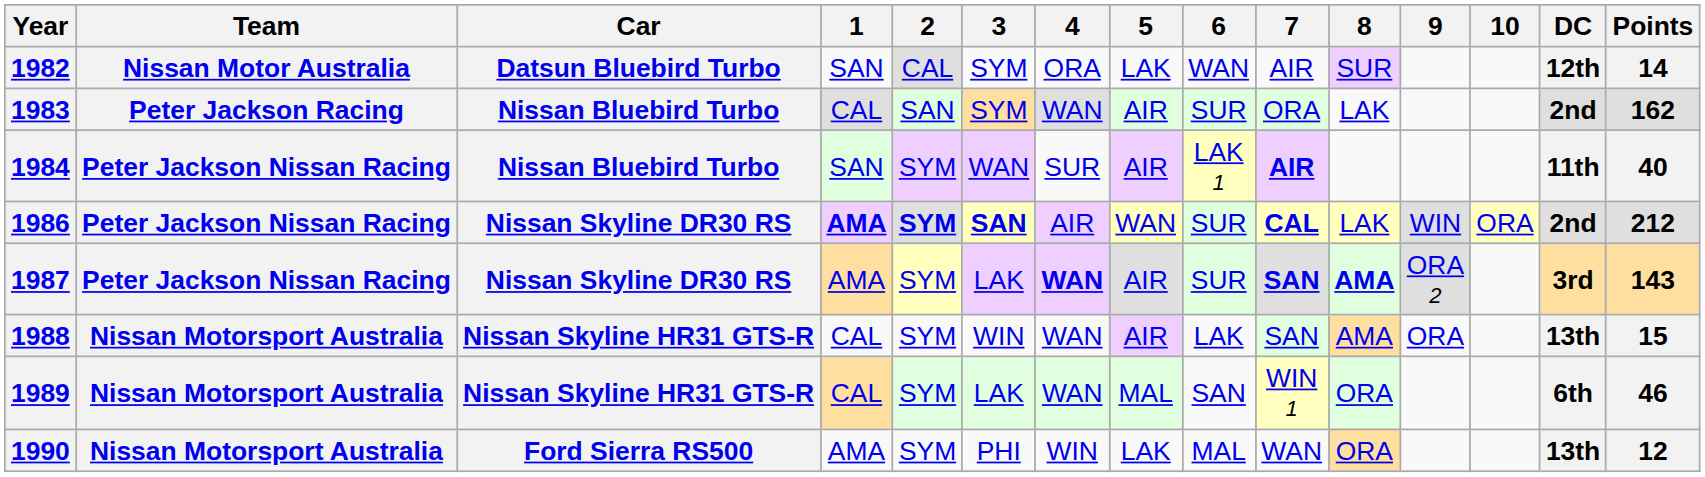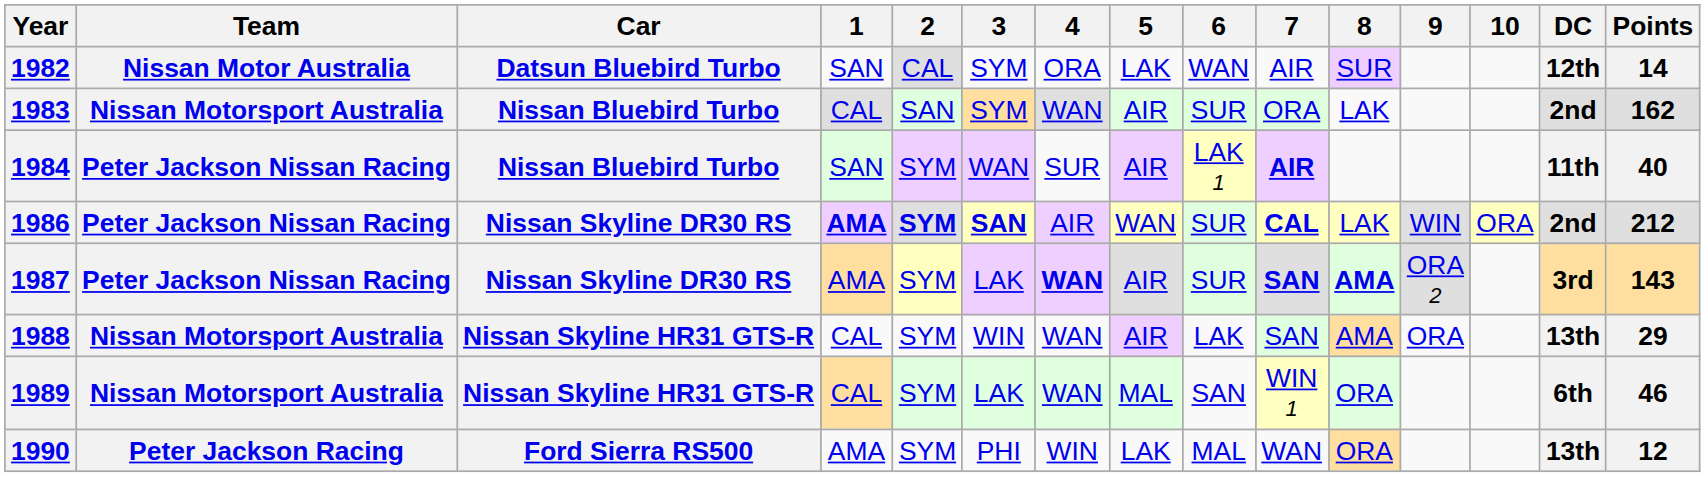(266, 110) Peter Jackson Racing -> (266, 110) Nissan Motorsport Australia
(1653, 336) 15 -> (1653, 336) 29
(266, 450) Nissan Motorsport Australia -> (266, 450) Peter Jackson Racing
